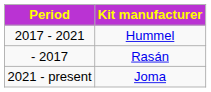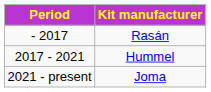rows swapped: (150, 56) <-> (150, 36)
